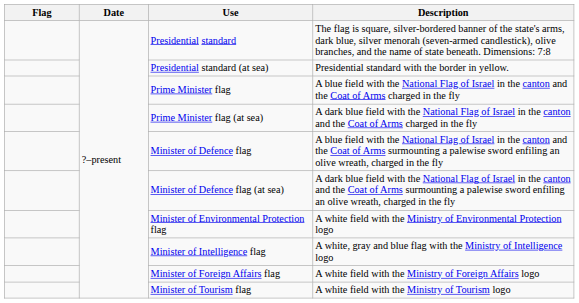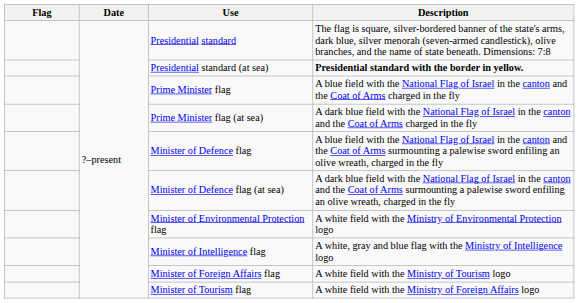(412, 68) normal -> (419, 68) bold
(427, 273) A white field with the Ministry of Foreign Affairs logo -> (413, 273) A white field with the Ministry of Tourism logo
(413, 290) A white field with the Ministry of Tourism logo -> (427, 290) A white field with the Ministry of Foreign Affairs logo
